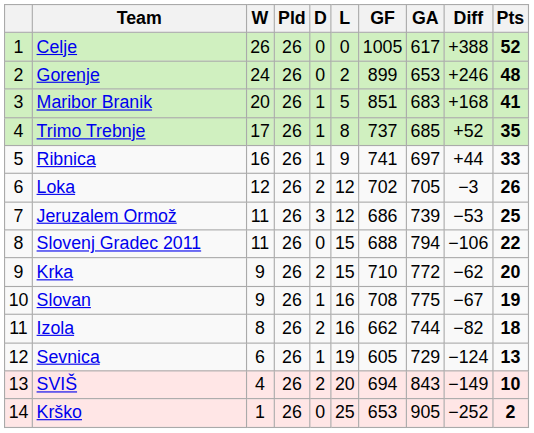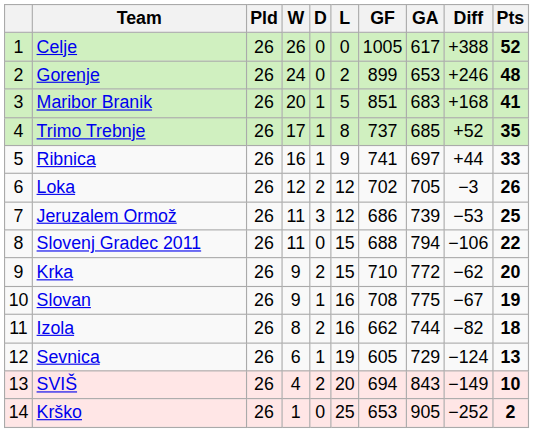columns swapped: (292, 18) <-> (260, 18)
